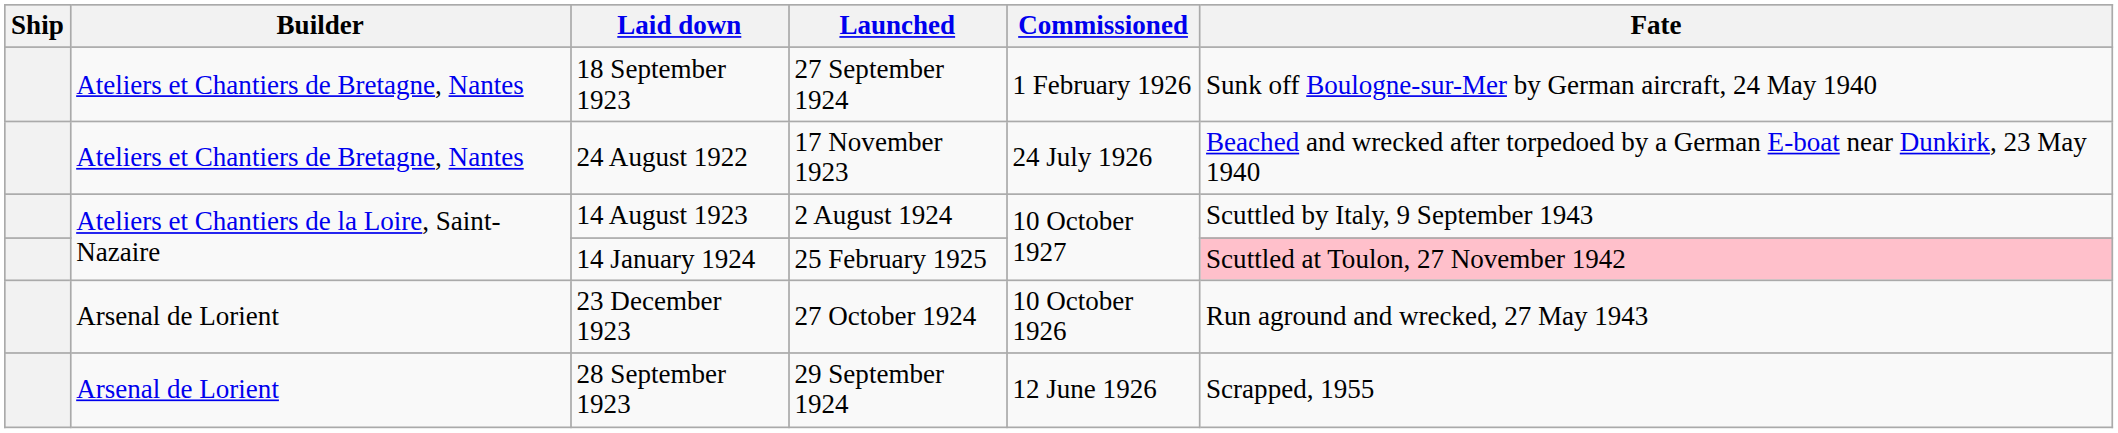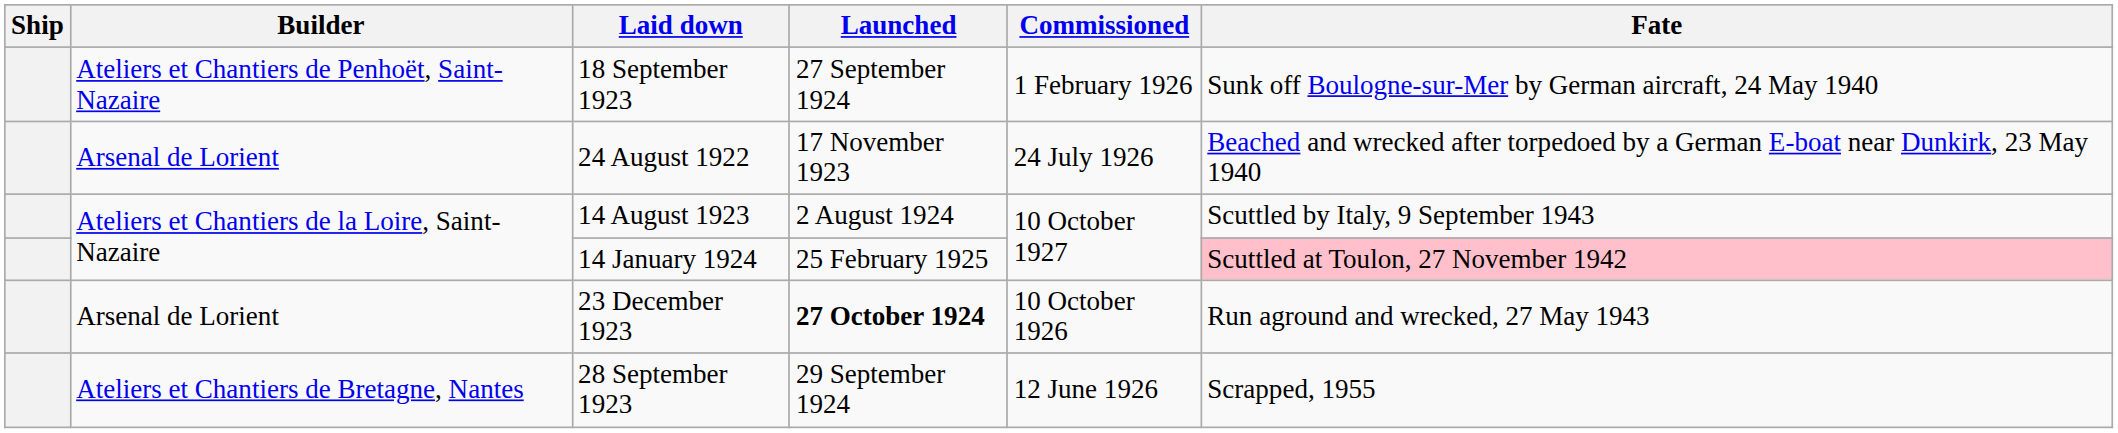(300, 84) Ateliers et Chantiers de Bretagne, Nantes -> (289, 84) Ateliers et Chantiers de Penhoët, Saint-Nazaire
(300, 157) Ateliers et Chantiers de Bretagne, Nantes -> (178, 157) Arsenal de Lorient
(885, 316) normal -> (890, 316) bold
(178, 389) Arsenal de Lorient -> (300, 389) Ateliers et Chantiers de Bretagne, Nantes
